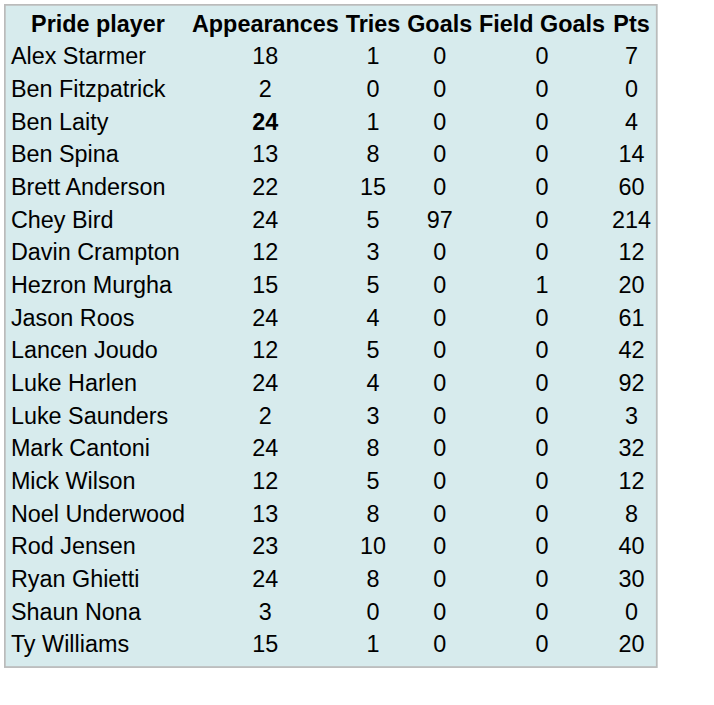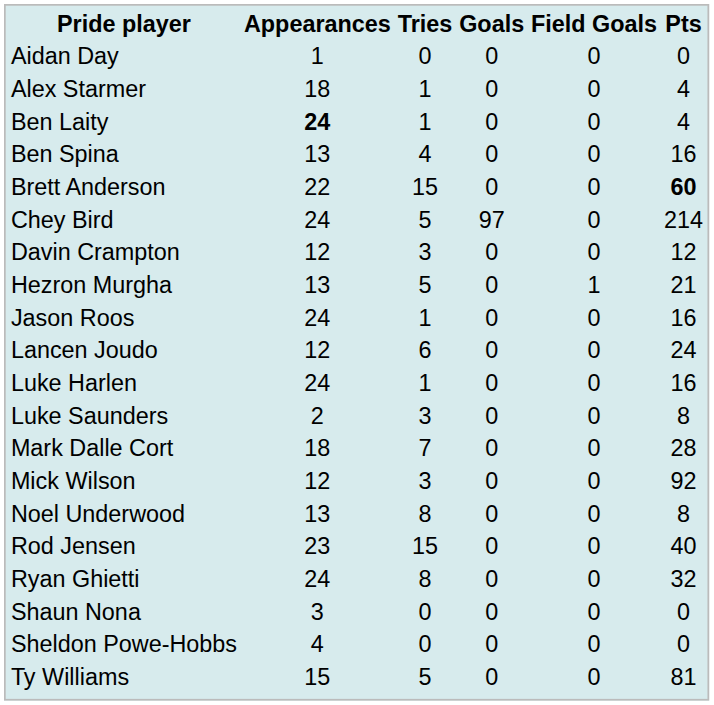+ row: (65, 56)
(631, 56) 7 -> (683, 89) 4
- row: (88, 89)
(373, 155) 8 -> (425, 155) 4
(631, 155) 14 -> (683, 155) 16
(631, 187) normal -> (683, 187) bold
(265, 285) 15 -> (317, 285) 13
(631, 285) 20 -> (683, 285) 21
(373, 318) 4 -> (425, 318) 1
(631, 318) 61 -> (683, 318) 16
(373, 351) 5 -> (425, 351) 6
(631, 351) 42 -> (683, 351) 24
(373, 383) 4 -> (425, 383) 1
(631, 383) 92 -> (683, 383) 16
(631, 416) 3 -> (683, 416) 8
- row: (80, 449)
+ row: (92, 449)
(373, 481) 5 -> (425, 481) 3
(631, 481) 12 -> (683, 481) 92
(373, 547) 10 -> (425, 547) 15
(631, 579) 30 -> (683, 579) 32
+ row: (124, 645)
(373, 645) 1 -> (425, 677) 5
(631, 645) 20 -> (683, 677) 81
